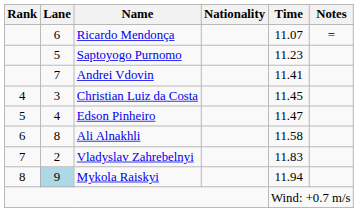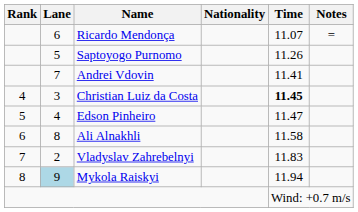(289, 55) 11.23 -> (289, 55) 11.26
(289, 95) normal -> (289, 95) bold
